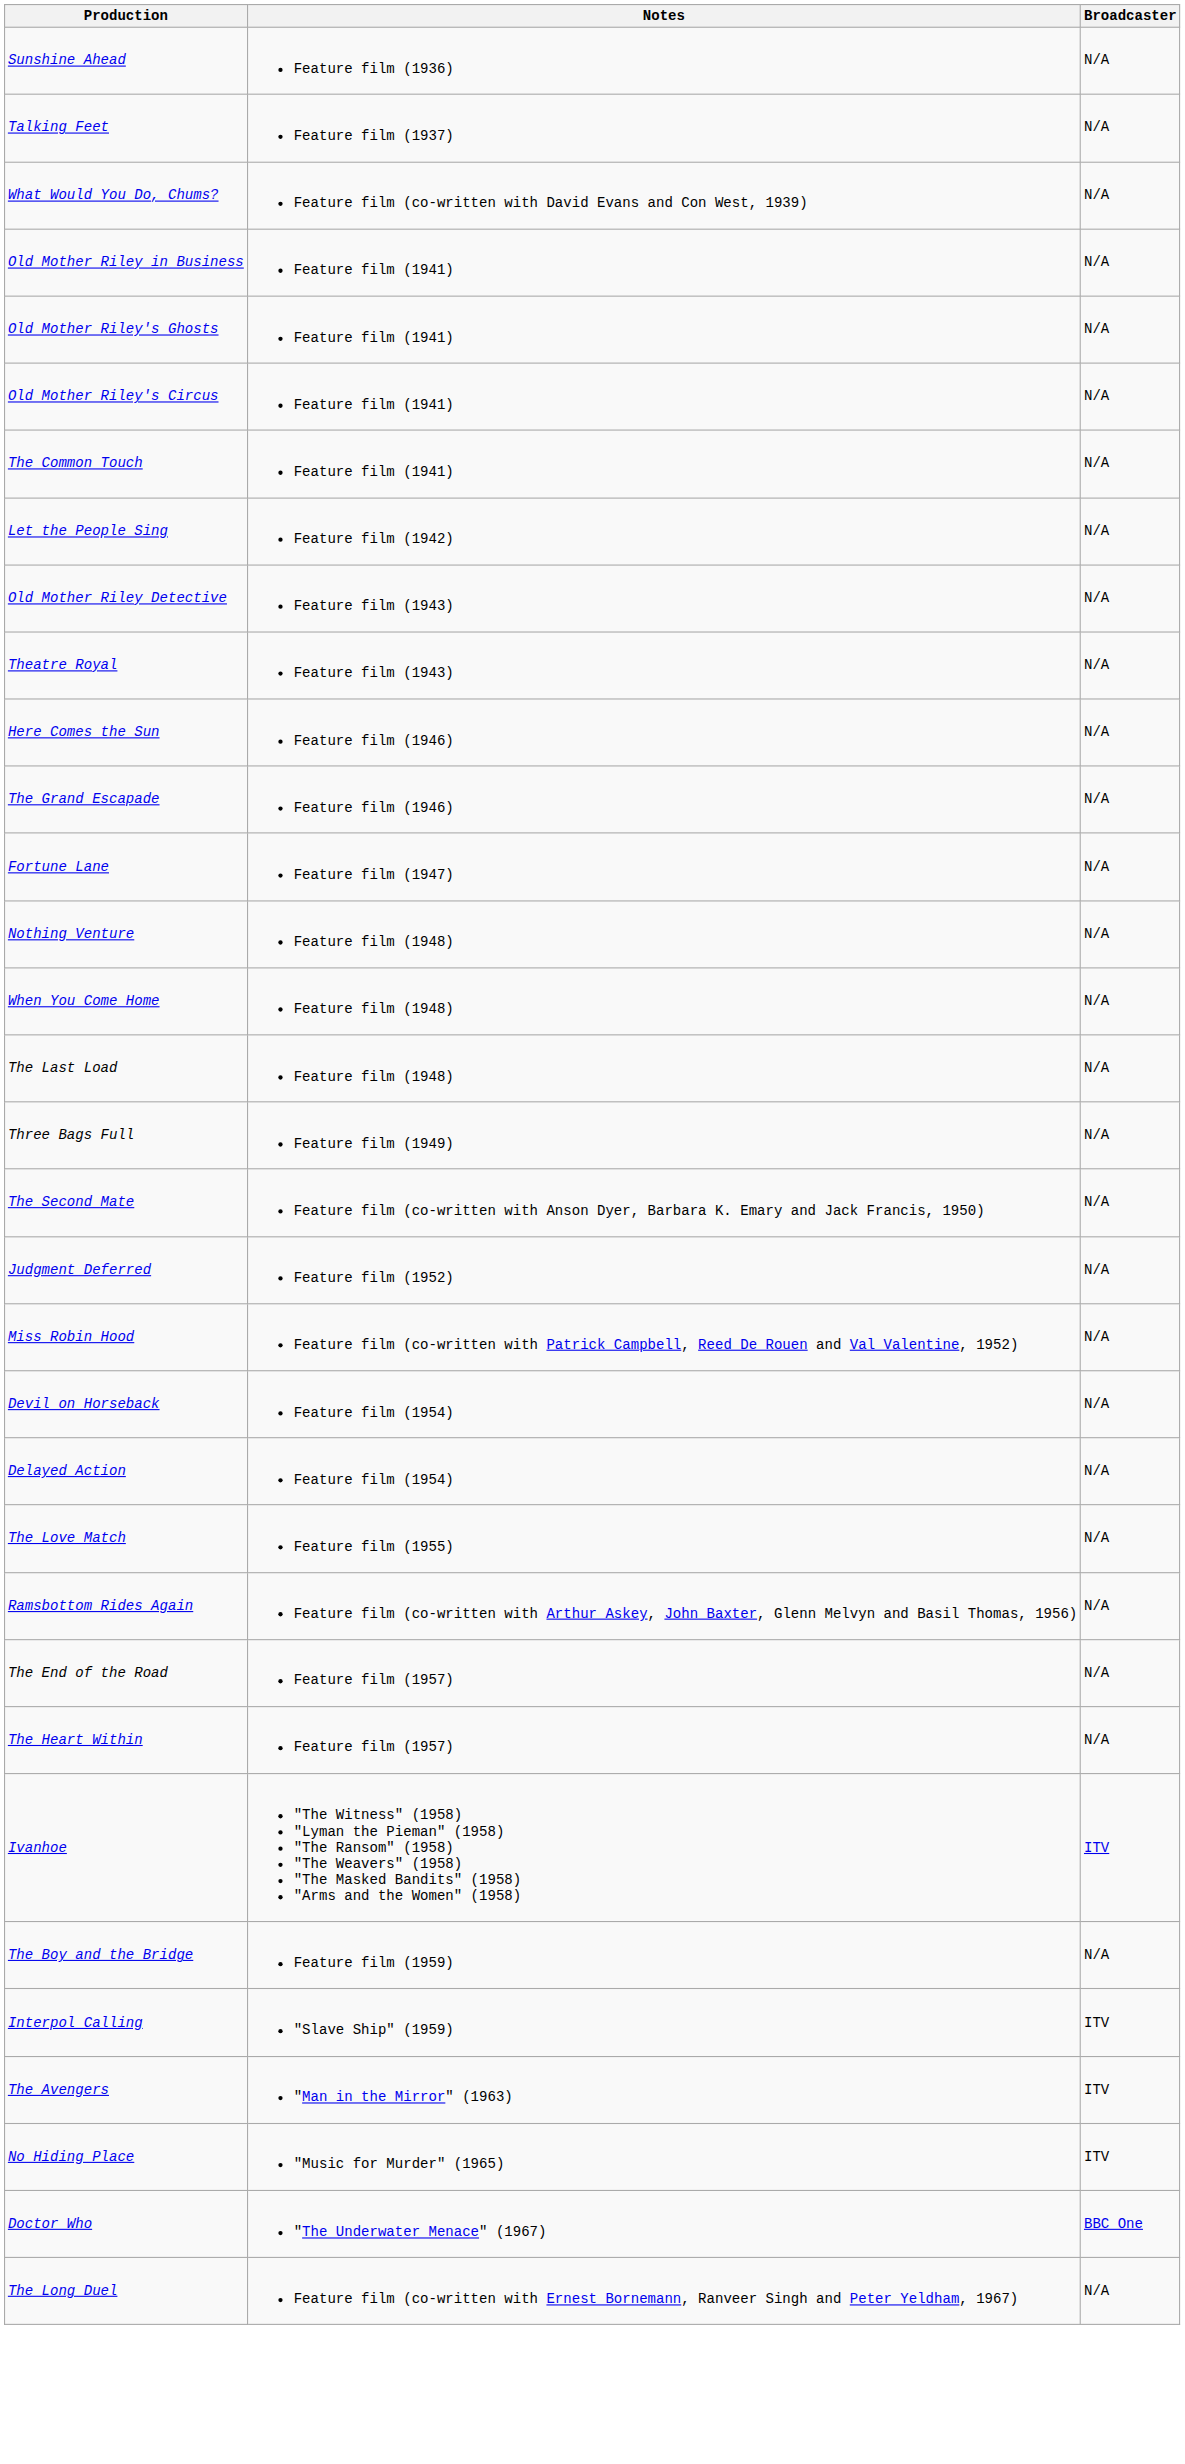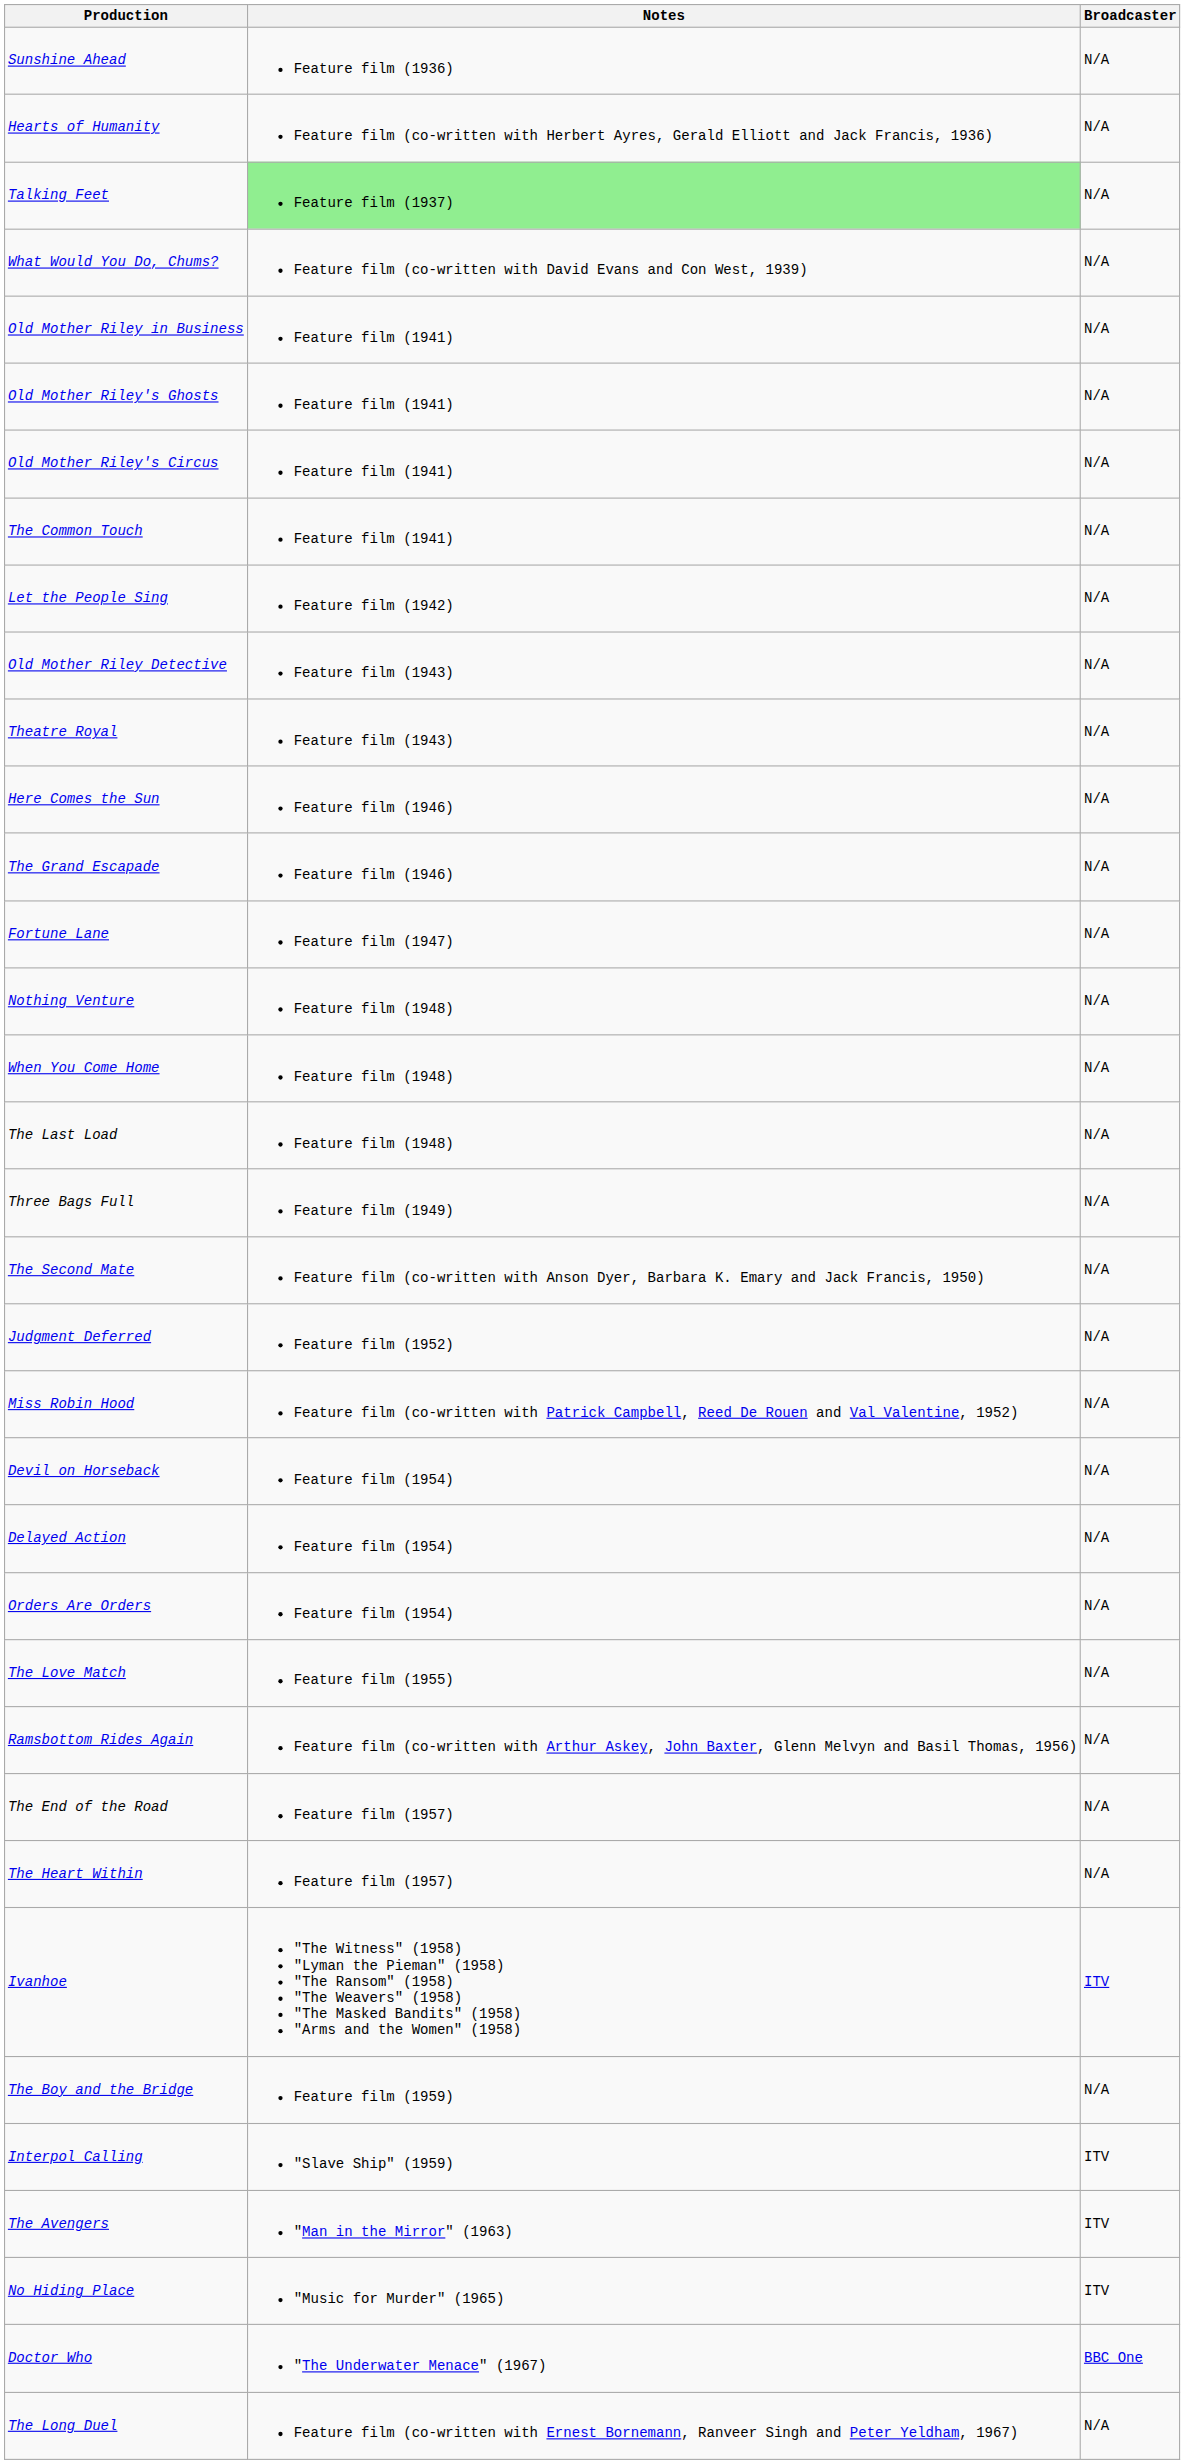+ row: (84, 128)
(664, 136) no background -> (664, 203) lightgreen background
+ row: (79, 1606)
